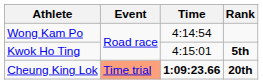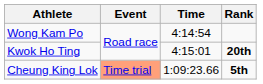(240, 51) 5th -> (239, 51) 20th
(192, 70) bold -> (191, 70) normal
(240, 70) 20th -> (239, 70) 5th
